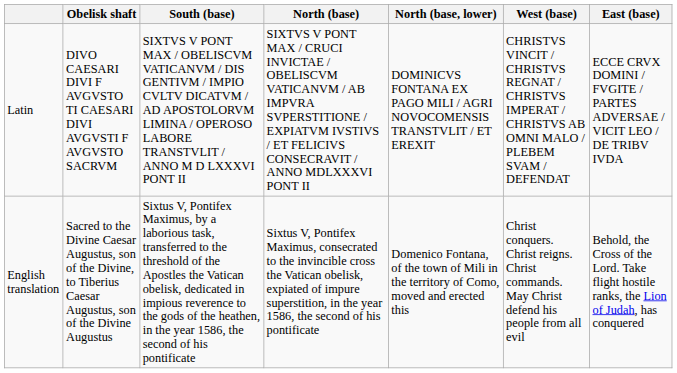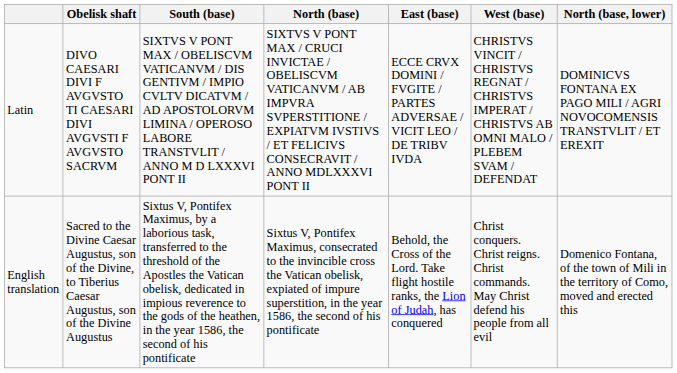columns swapped: (631, 14) <-> (446, 14)
